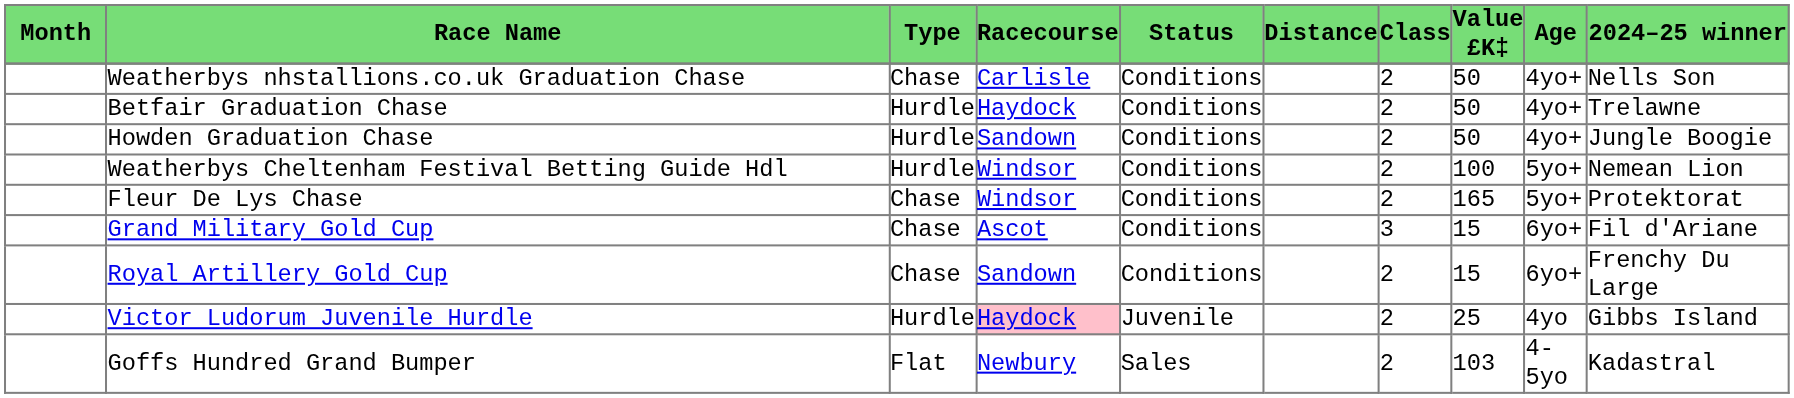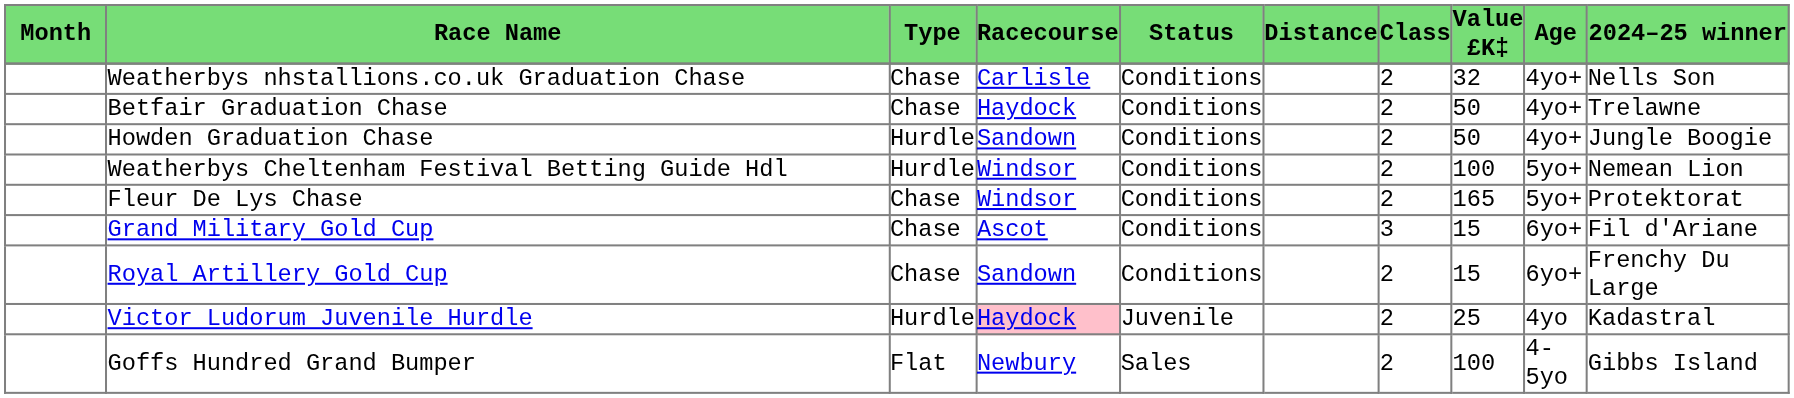(1467, 79) 50 -> (1467, 79) 32
(932, 109) Hurdle -> (925, 109) Chase
(1673, 319) Gibbs Island -> (1652, 319) Kadastral
(1474, 364) 103 -> (1474, 364) 100
(1652, 364) Kadastral -> (1673, 364) Gibbs Island
